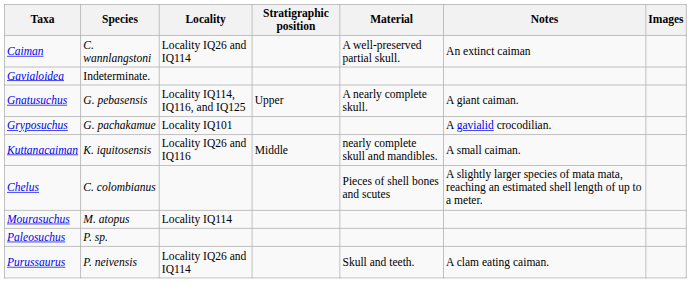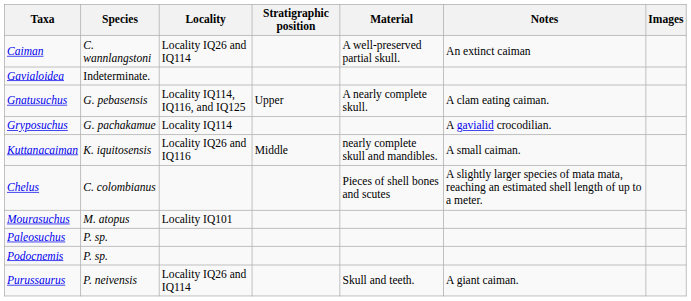(482, 100) A giant caiman. -> (498, 100) A clam eating caiman.
(197, 125) Locality IQ101 -> (197, 125) Locality IQ114
(197, 219) Locality IQ114 -> (197, 219) Locality IQ101
+ row: (35, 255)
(498, 262) A clam eating caiman. -> (482, 280) A giant caiman.
